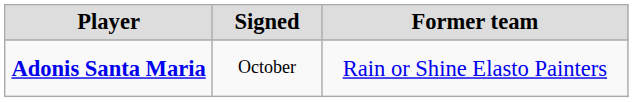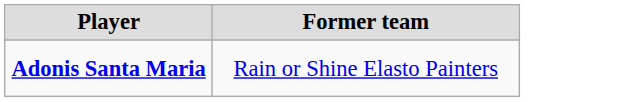- column: (267, 22)
